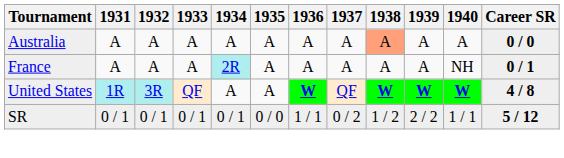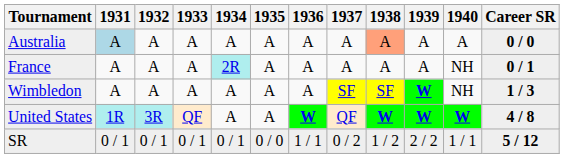(115, 41) no background -> (115, 41) lightblue background
+ row: (45, 91)
